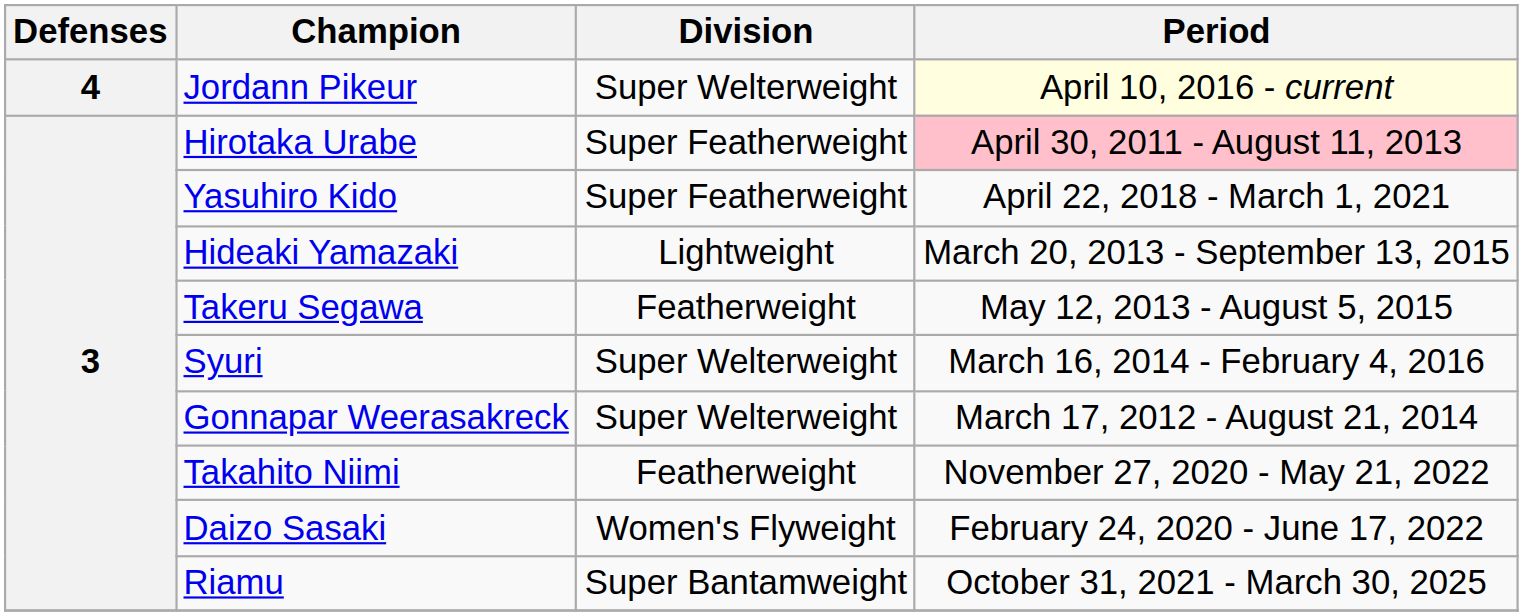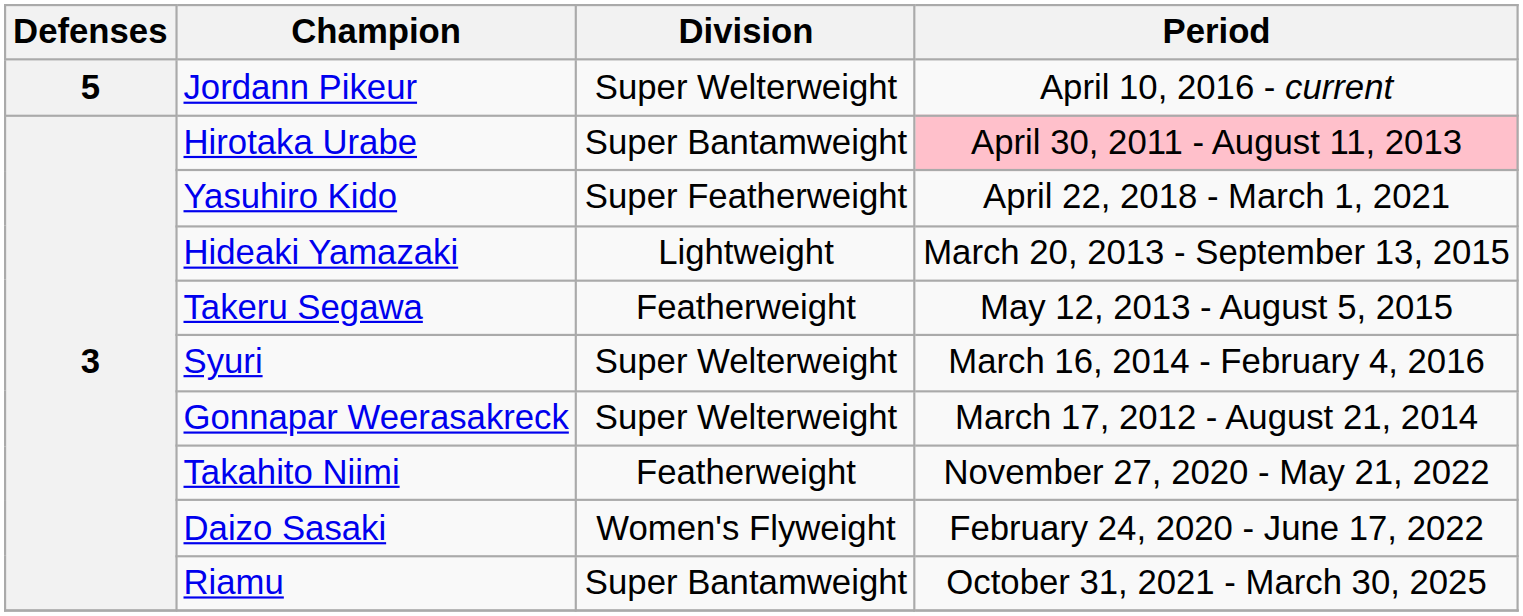(90, 87) 4 -> (90, 87) 5
(1217, 87) lightyellow background -> (1217, 87) no background
(746, 142) Super Featherweight -> (746, 142) Super Bantamweight
